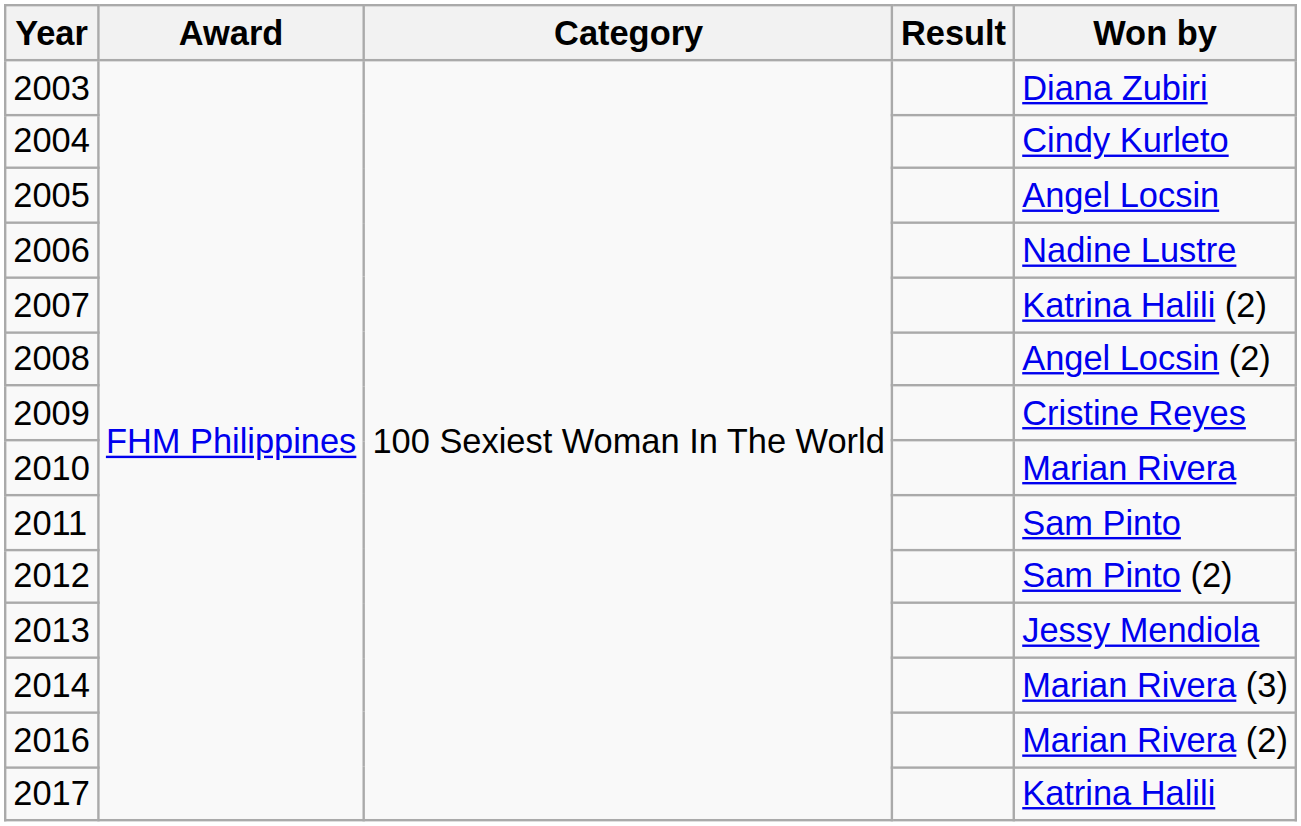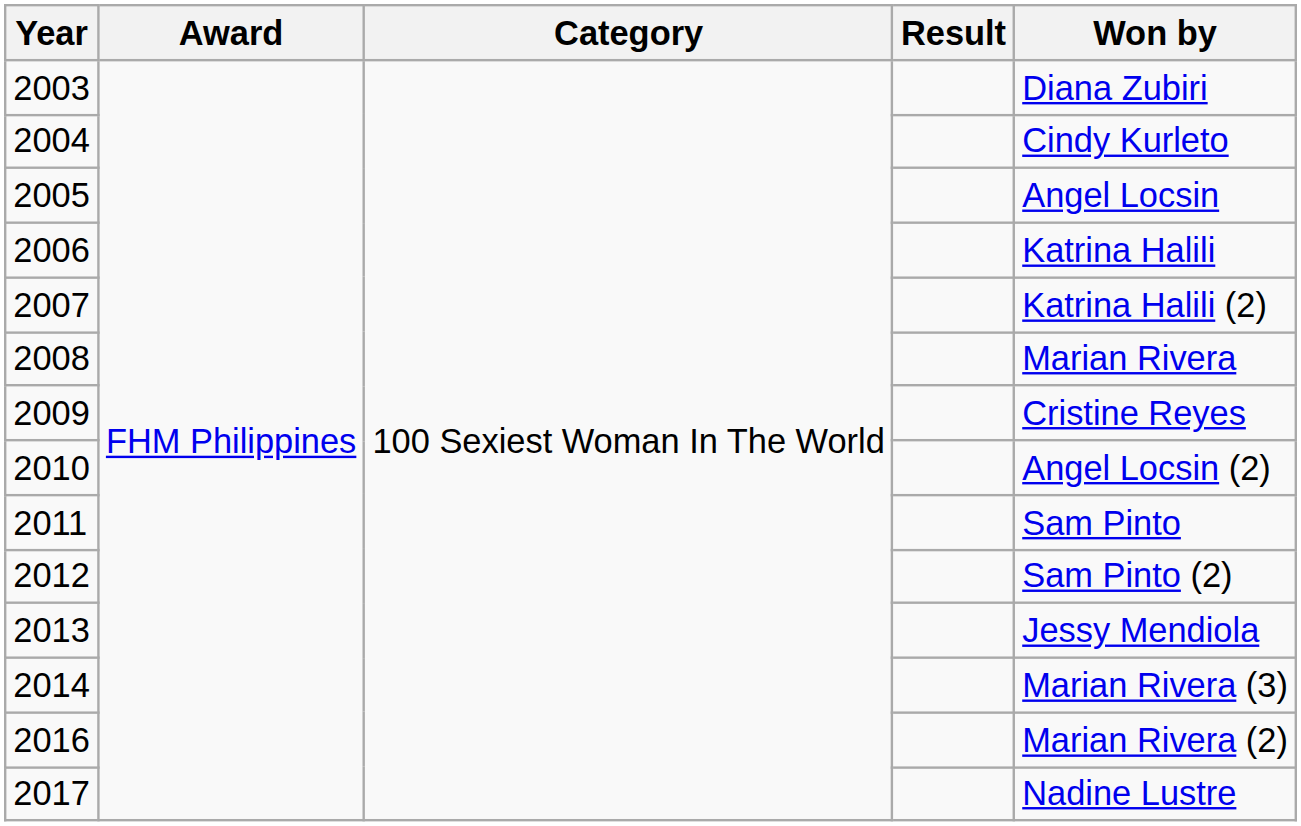(1129, 250) Nadine Lustre -> (1119, 250) Katrina Halili
(1146, 359) Angel Locsin (2) -> (1129, 359) Marian Rivera
(1129, 468) Marian Rivera -> (1146, 468) Angel Locsin (2)
(1119, 794) Katrina Halili -> (1129, 794) Nadine Lustre
